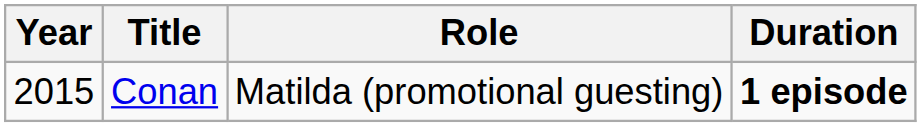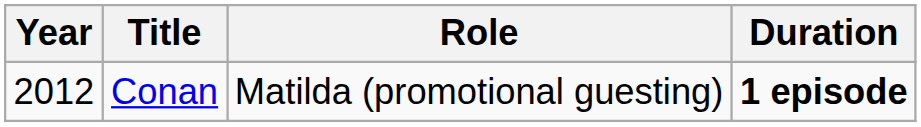(54, 90) 2015 -> (54, 90) 2012
